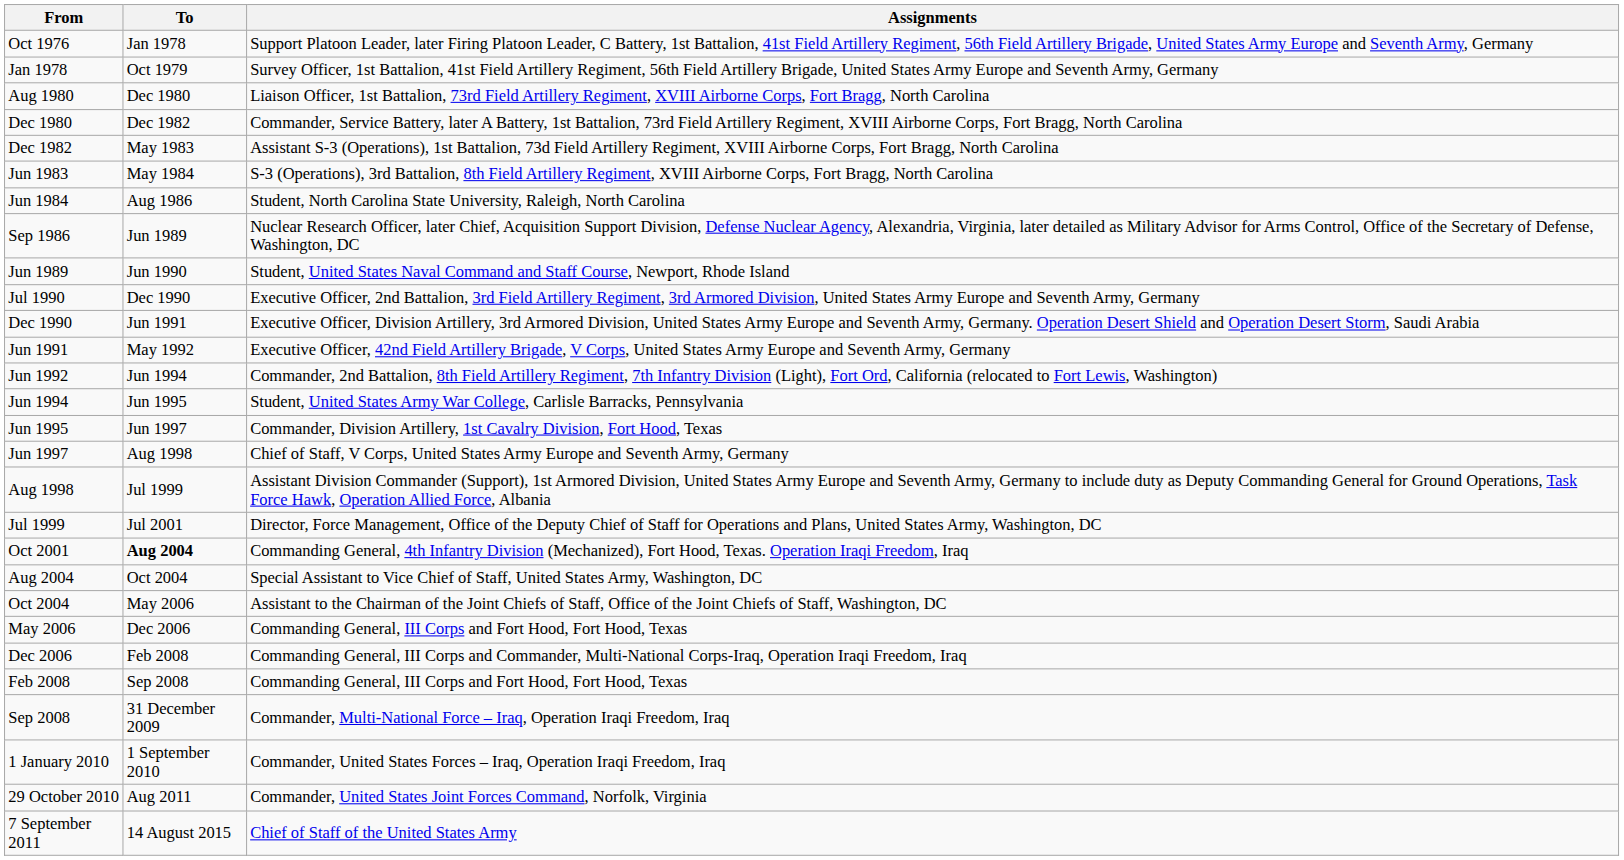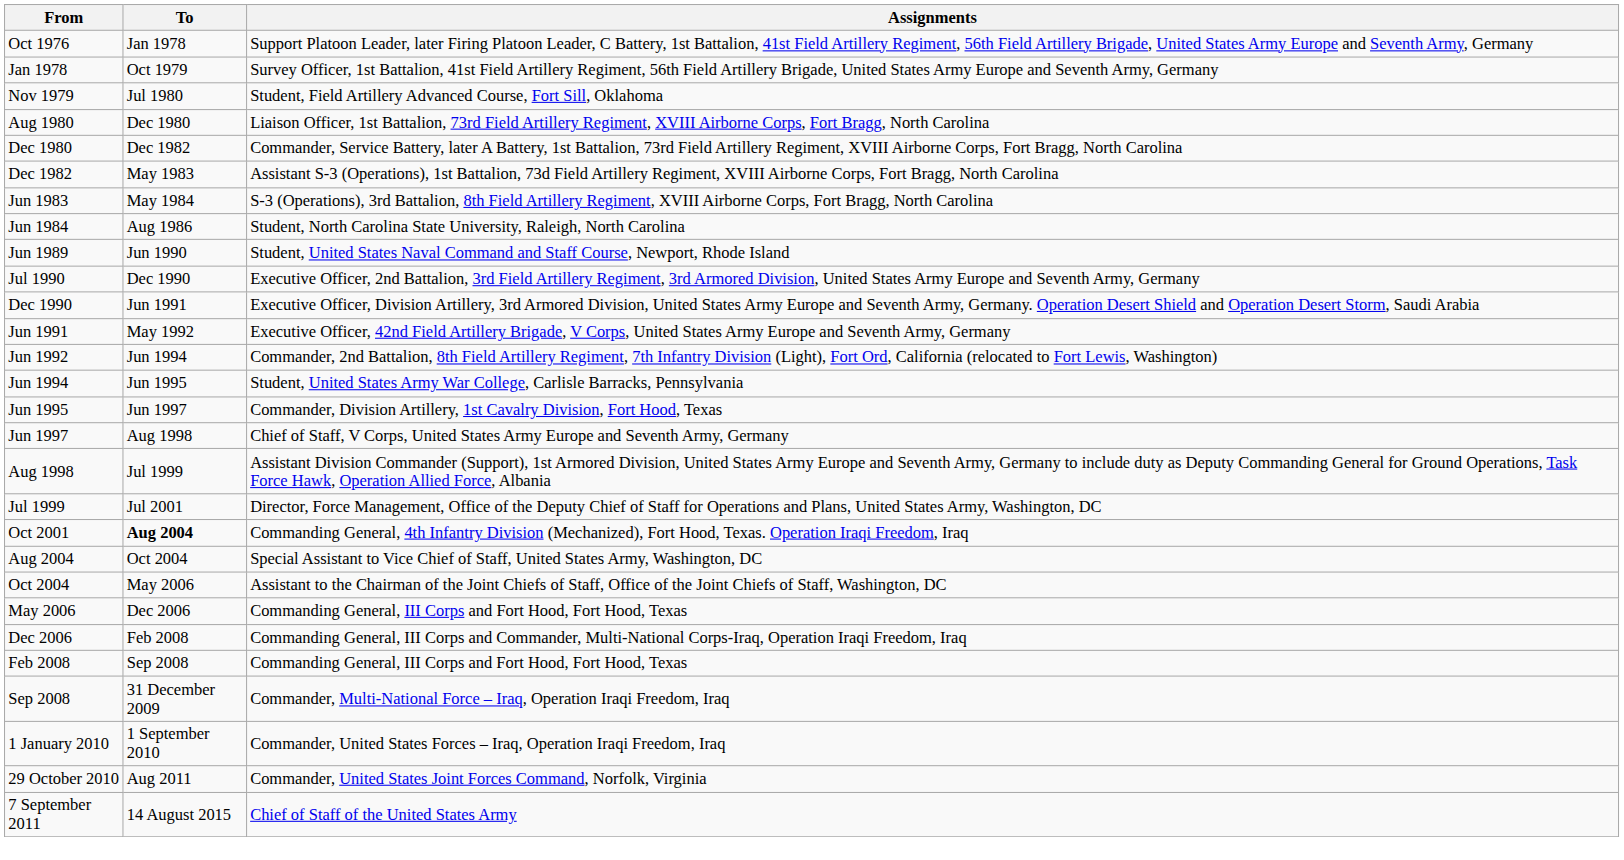+ row: (41, 95)
- row: (39, 235)
